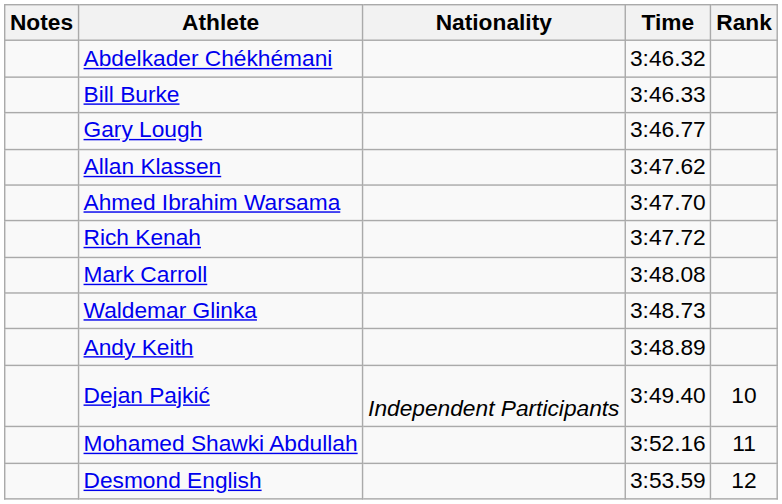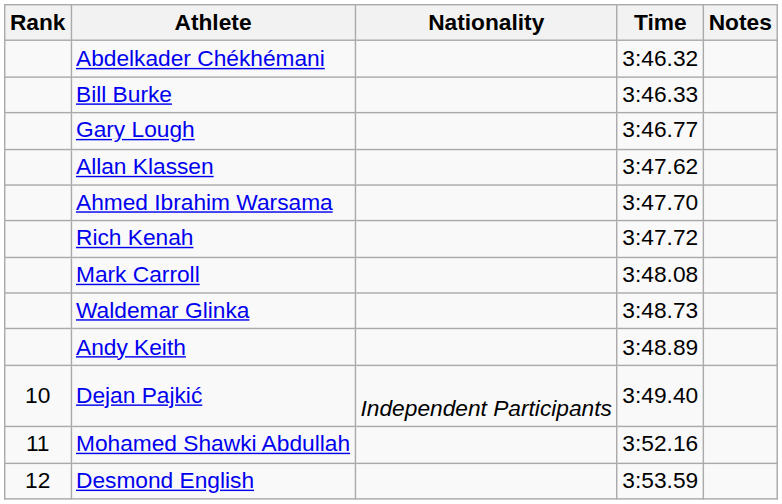columns swapped: (744, 22) <-> (42, 22)
